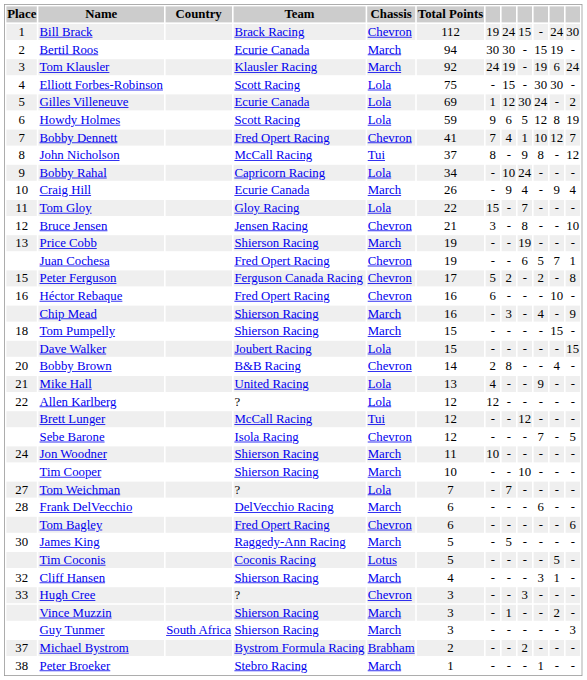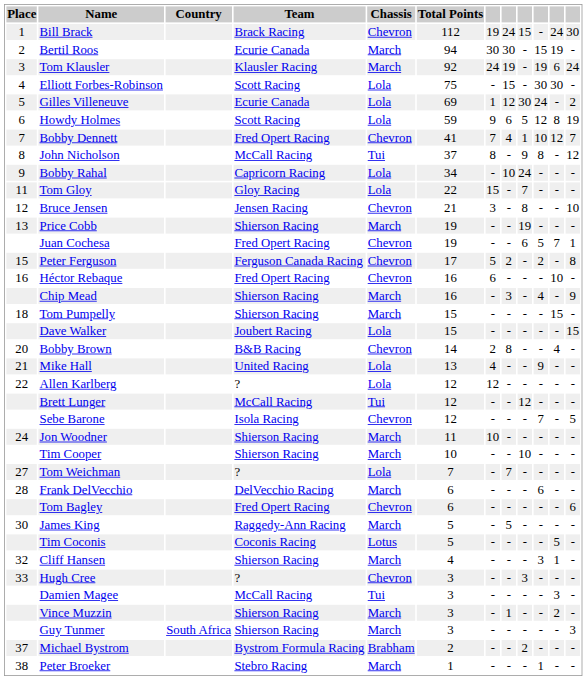- row: (65, 190)
+ row: (79, 595)
